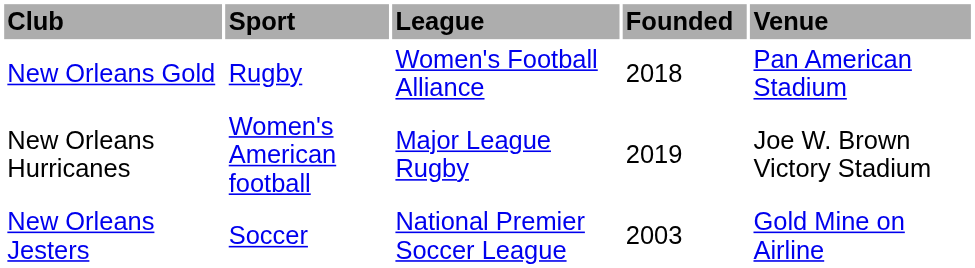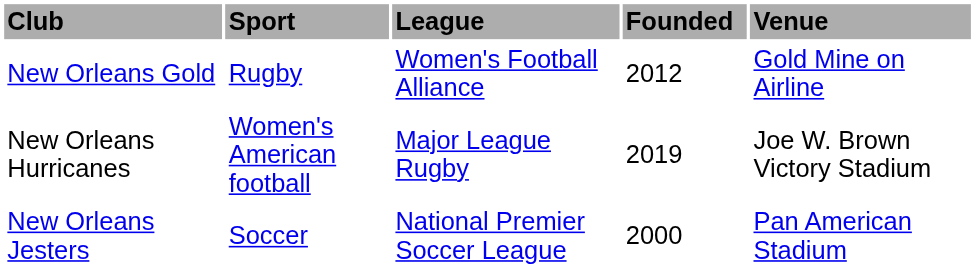(654, 73) 2018 -> (654, 73) 2012
(833, 73) Pan American Stadium -> (829, 73) Gold Mine on Airline
(654, 236) 2003 -> (654, 236) 2000
(829, 236) Gold Mine on Airline -> (833, 236) Pan American Stadium
